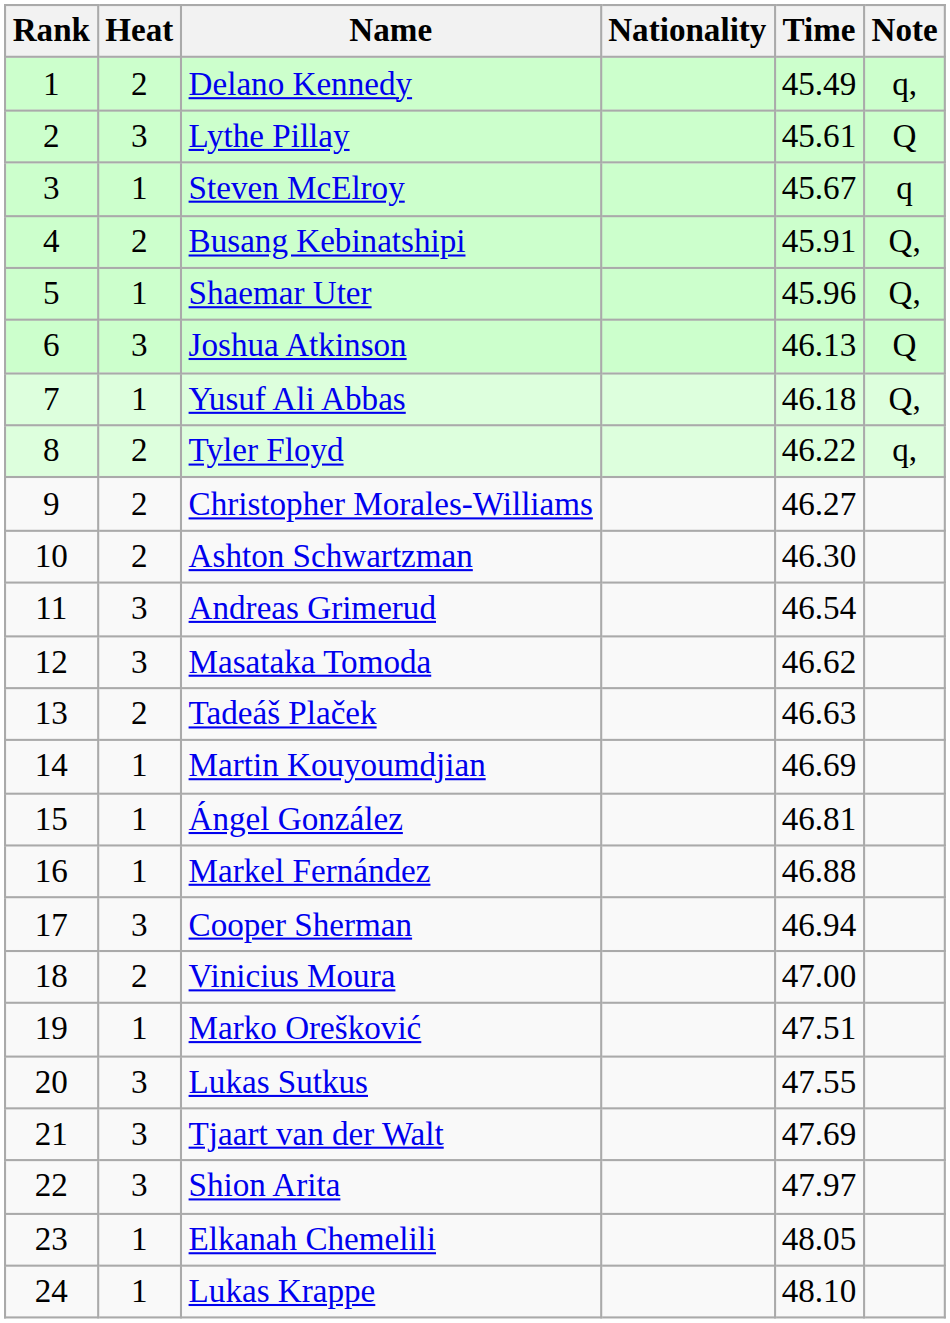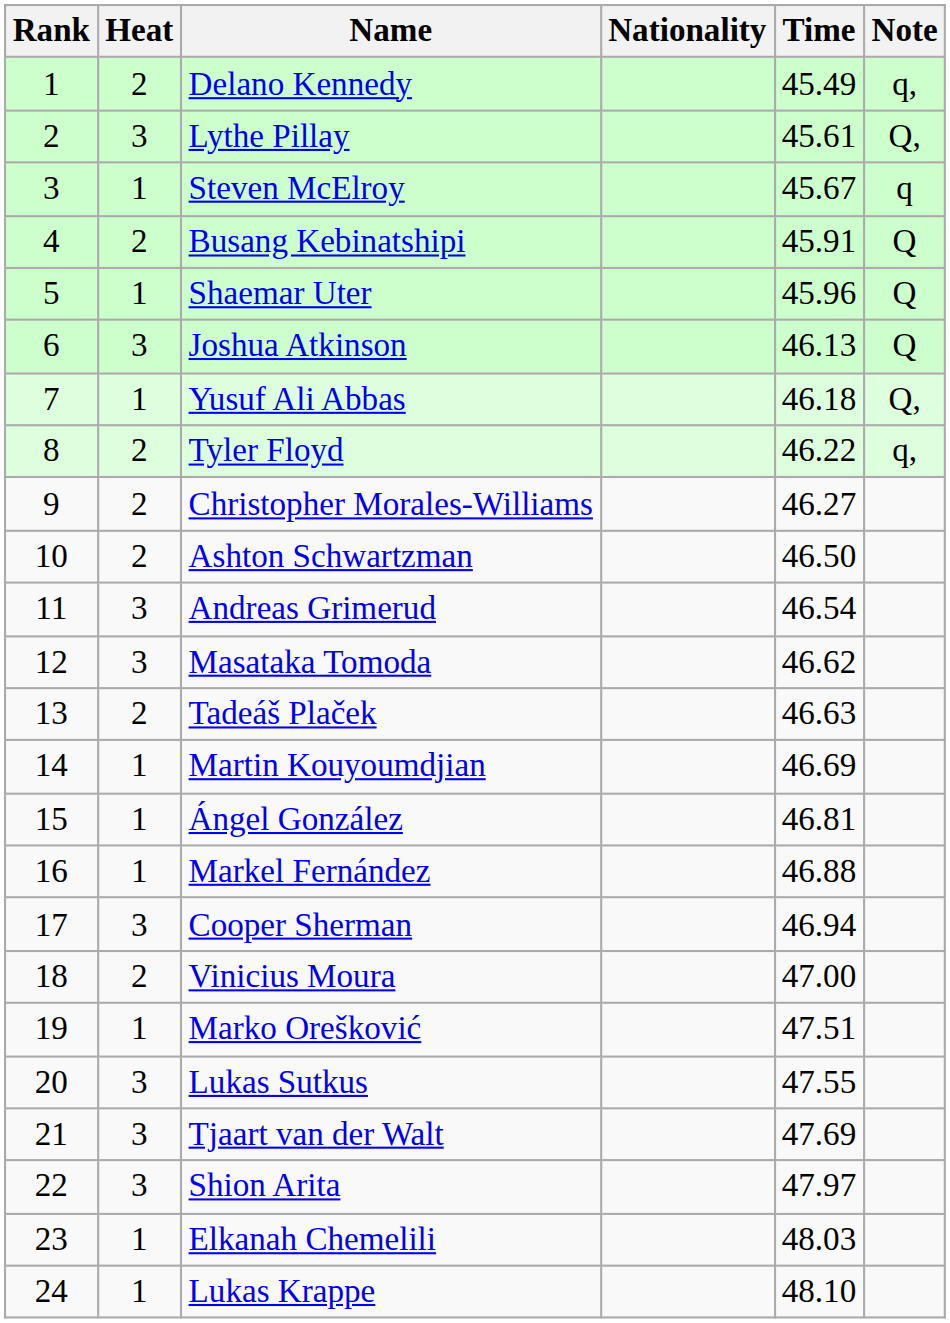(905, 135) Q -> (905, 135) Q,
(905, 240) Q, -> (905, 240) Q
(905, 293) Q, -> (905, 293) Q
(819, 556) 46.30 -> (819, 556) 46.50
(819, 1238) 48.05 -> (819, 1238) 48.03
